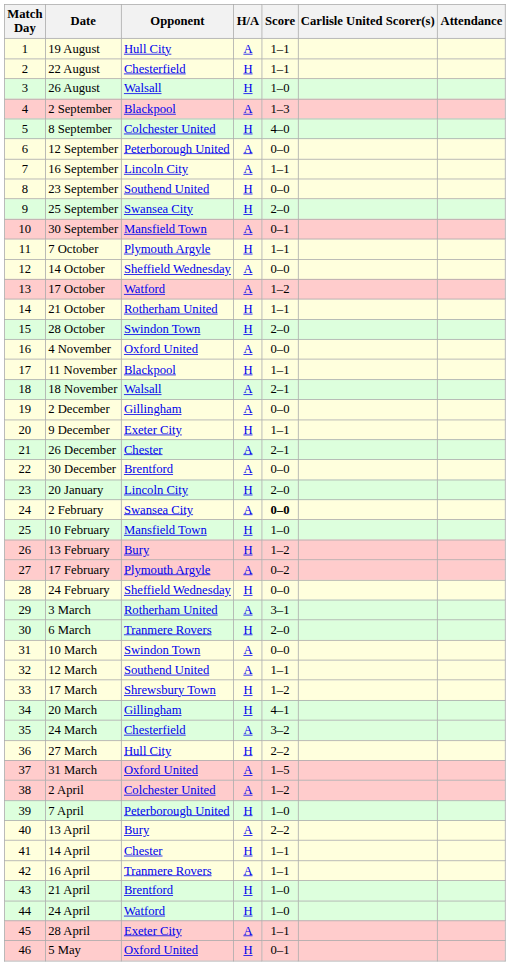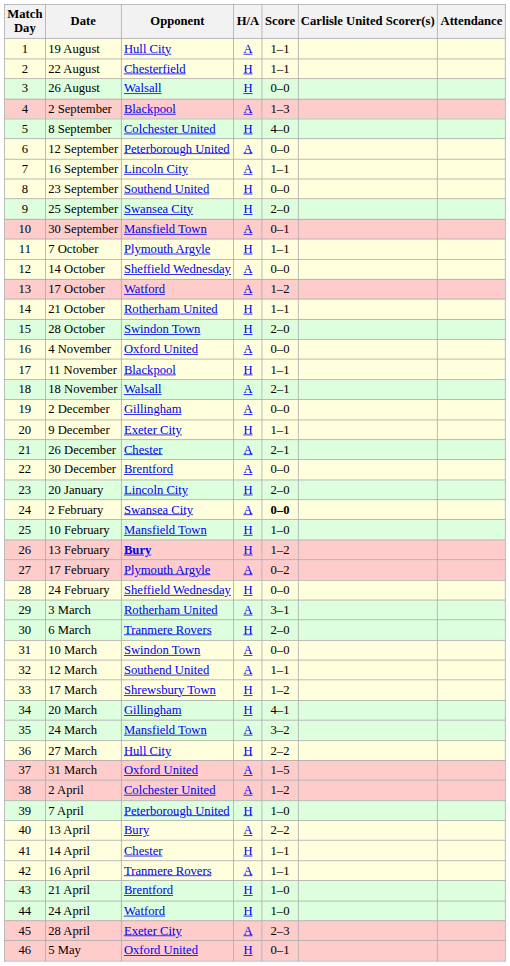(280, 88) 1–0 -> (280, 88) 0–0
(137, 549) normal -> (138, 549) bold
(155, 730) Chesterfield -> (165, 730) Mansfield Town
(280, 930) 1–1 -> (280, 930) 2–3
